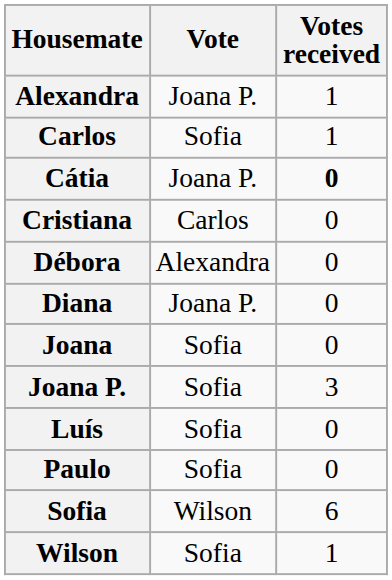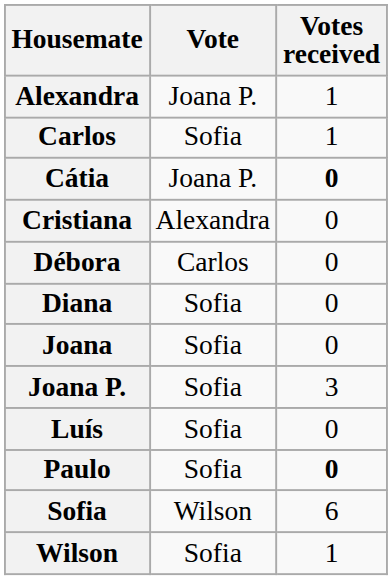(213, 220) Carlos -> (213, 220) Alexandra
(213, 262) Alexandra -> (213, 262) Carlos
(213, 303) Joana P. -> (213, 303) Sofia
(332, 469) normal -> (332, 469) bold
